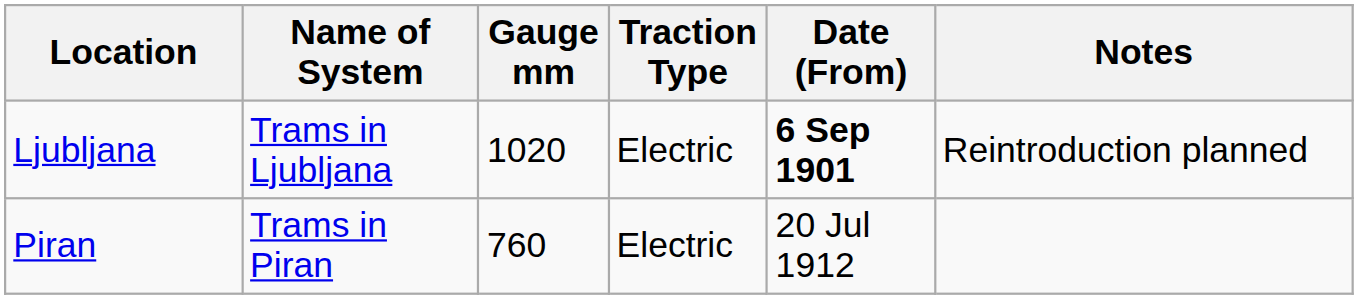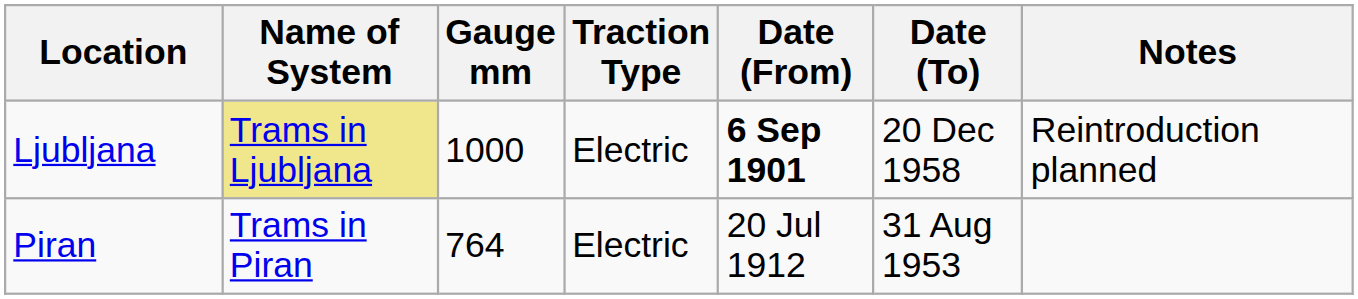+ column: (948, 52)
(321, 148) no background -> (301, 148) khaki background
(526, 148) 1020 -> (485, 148) 1000
(517, 245) 760 -> (475, 245) 764
